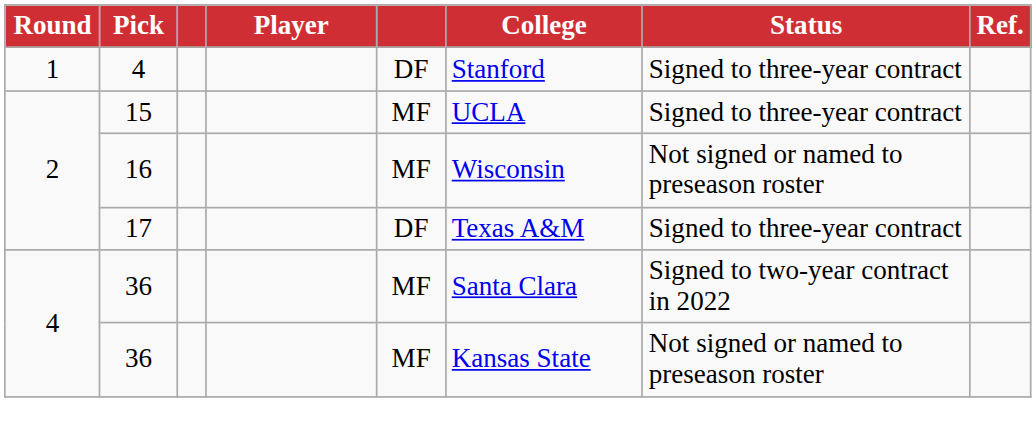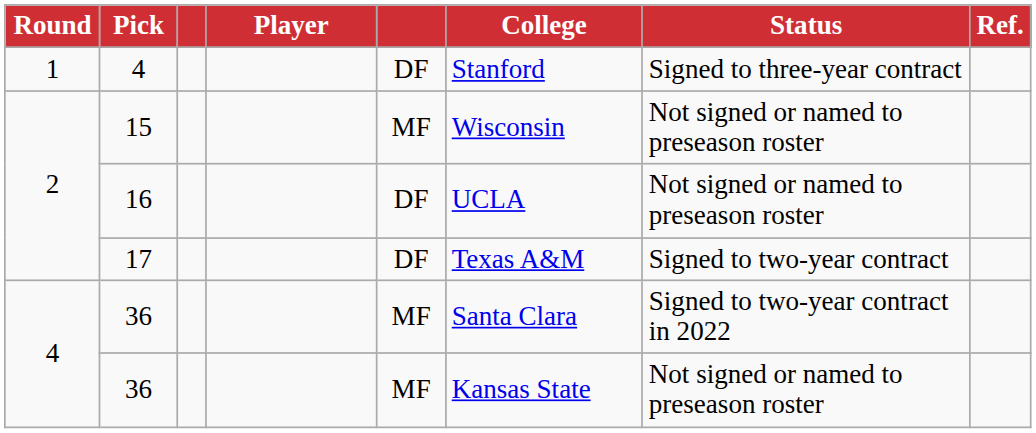(489, 111) UCLA -> (508, 126) Wisconsin
(805, 111) Signed to three-year contract -> (776, 126) Not signed or named to preseason roster
(411, 169) MF -> (411, 200) DF
(508, 169) Wisconsin -> (489, 200) UCLA
(805, 227) Signed to three-year contract -> (799, 258) Signed to two-year contract
